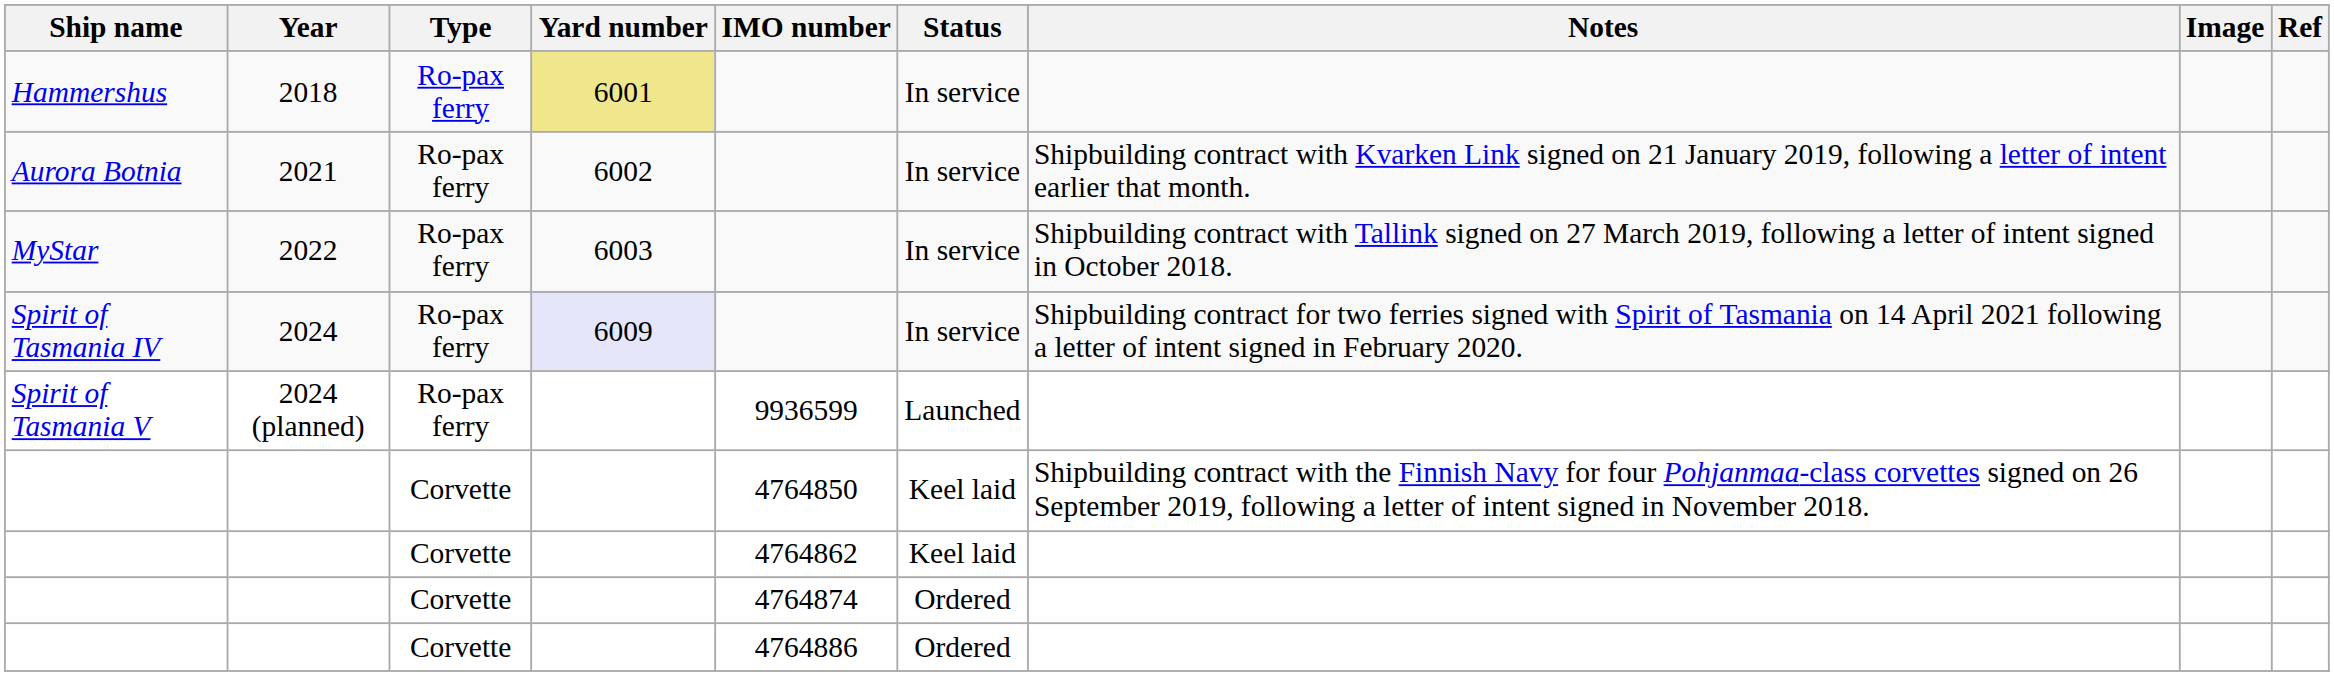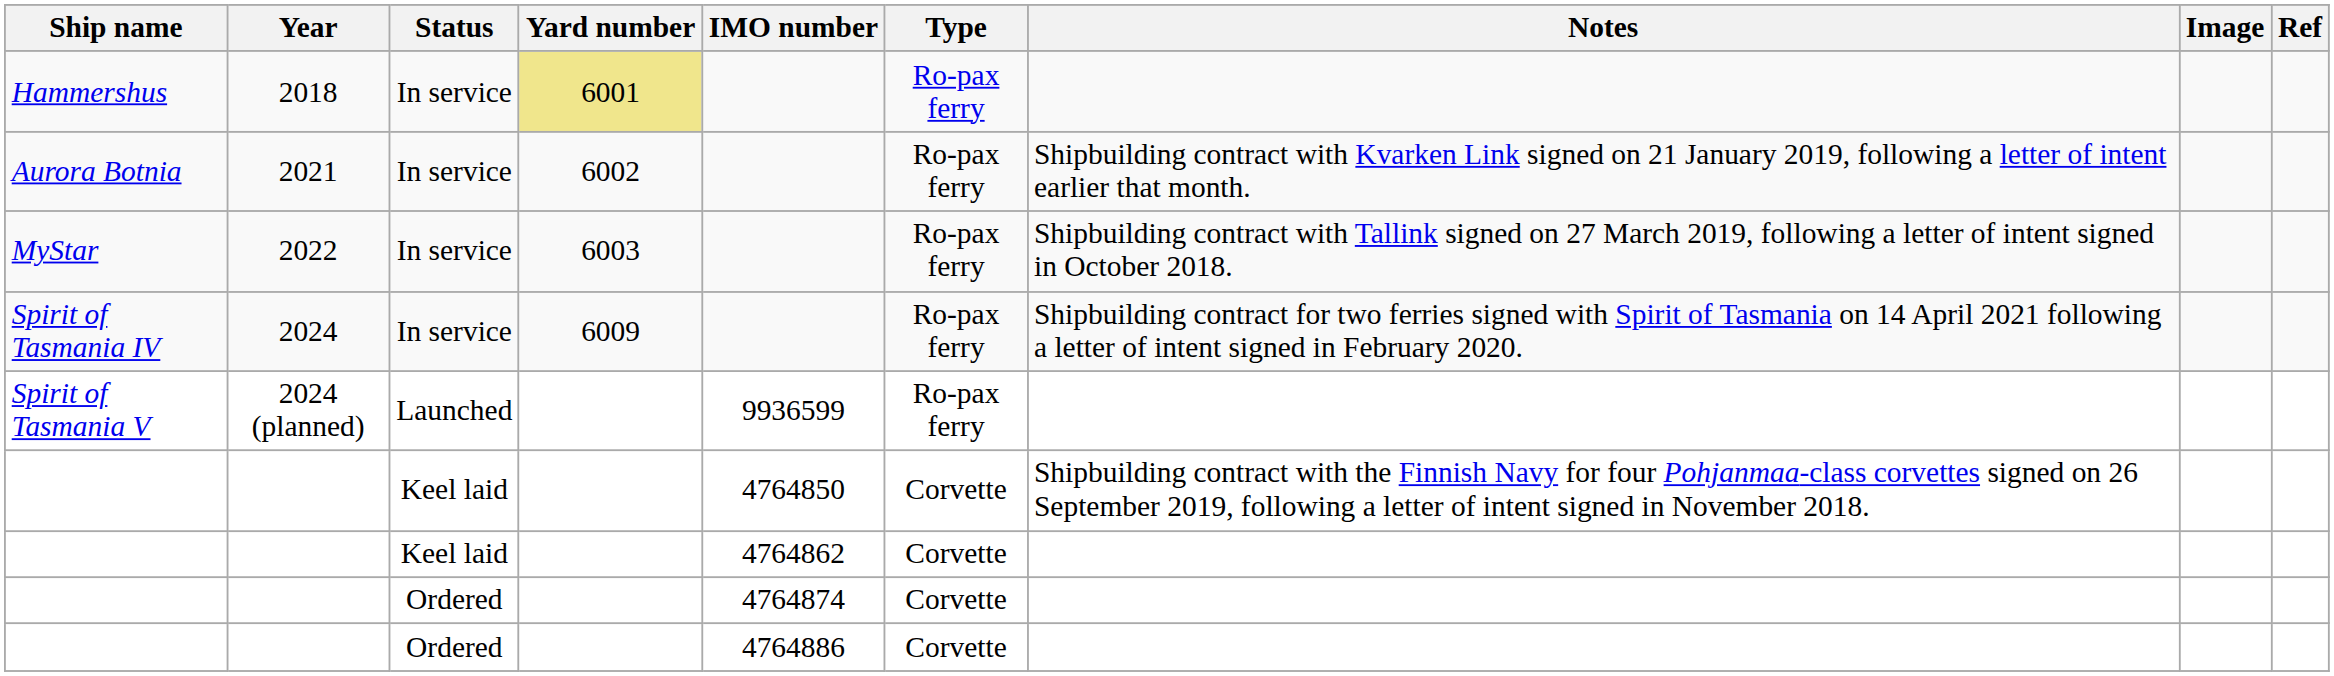columns swapped: (461, 27) <-> (962, 27)
(623, 330) lavender background -> (611, 330) no background
